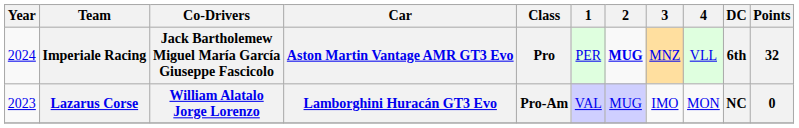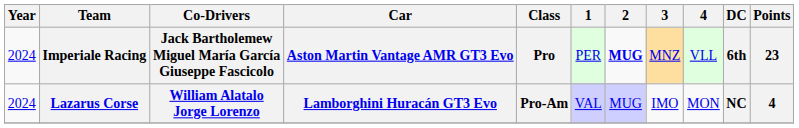(772, 55) 32 -> (772, 55) 23
(22, 103) 2023 -> (22, 103) 2024
(772, 103) 0 -> (772, 103) 4
